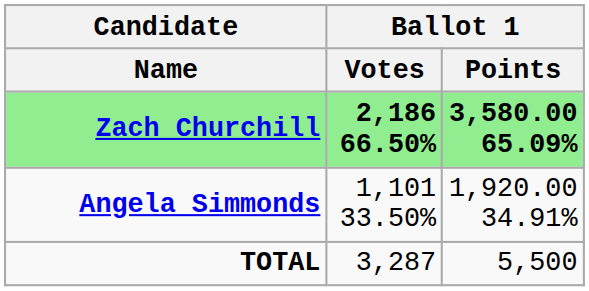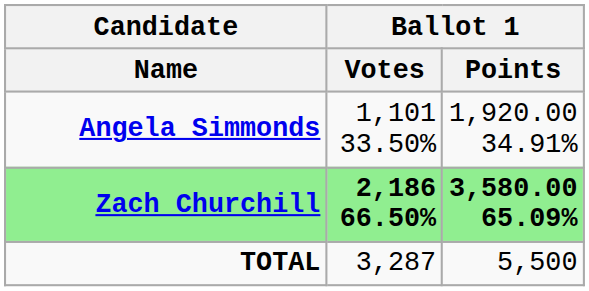rows swapped: (208, 130) <-> (200, 204)
